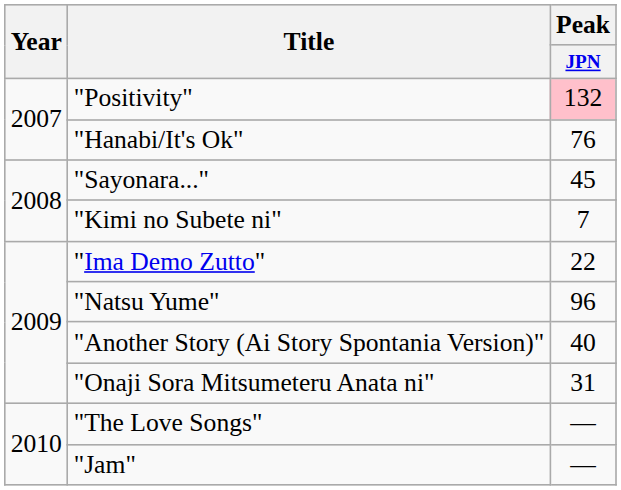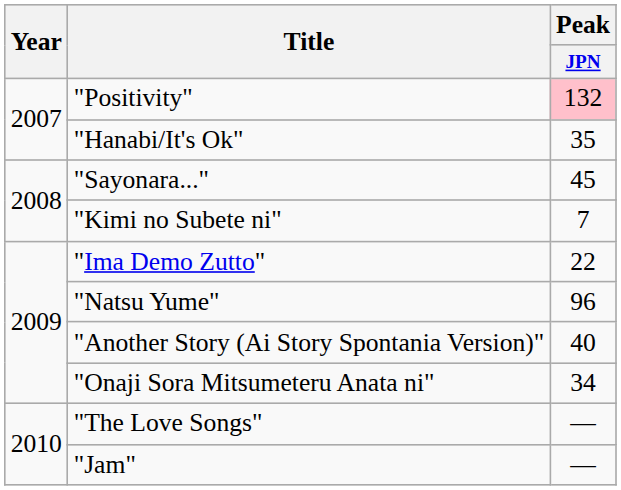(583, 139) 76 -> (583, 139) 35
(583, 382) 31 -> (583, 382) 34
